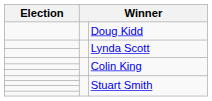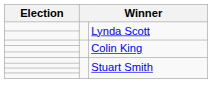- row: (42, 31)
